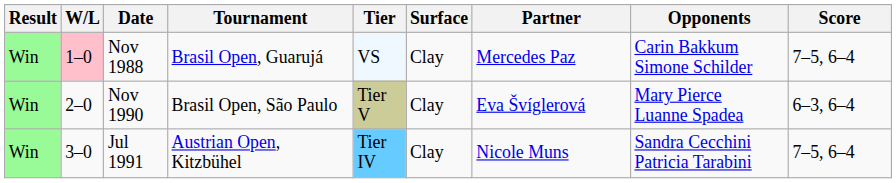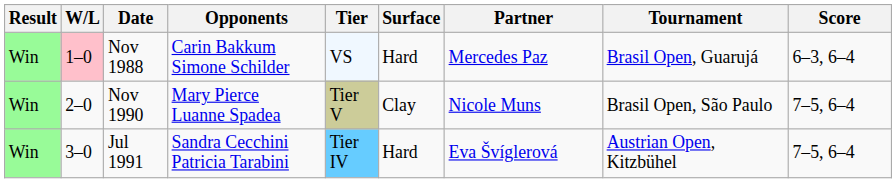columns swapped: (260, 18) <-> (709, 18)
(427, 56) Clay -> (400, 56) Hard
(824, 56) 7–5, 6–4 -> (824, 56) 6–3, 6–4
(531, 104) Eva Švíglerová -> (495, 104) Nicole Muns
(824, 104) 6–3, 6–4 -> (824, 104) 7–5, 6–4
(427, 153) Clay -> (400, 153) Hard
(523, 153) Nicole Muns -> (503, 153) Eva Švíglerová
